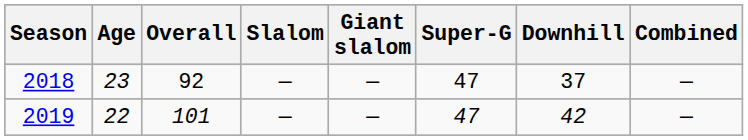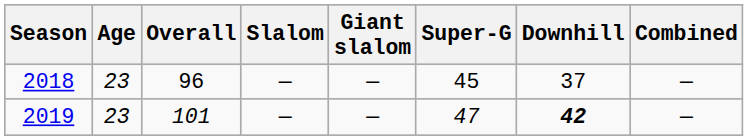(191, 82) 92 -> (191, 82) 96
(466, 82) 47 -> (466, 82) 45
(117, 117) 22 -> (117, 117) 23
(573, 117) normal -> (573, 117) bold
